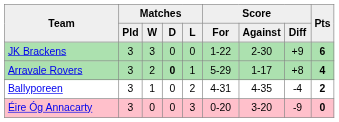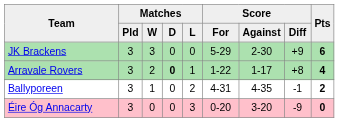(221, 51) 1-22 -> (221, 51) 5-29
(221, 70) 5-29 -> (221, 70) 1-22
(298, 89) -4 -> (298, 89) -1
